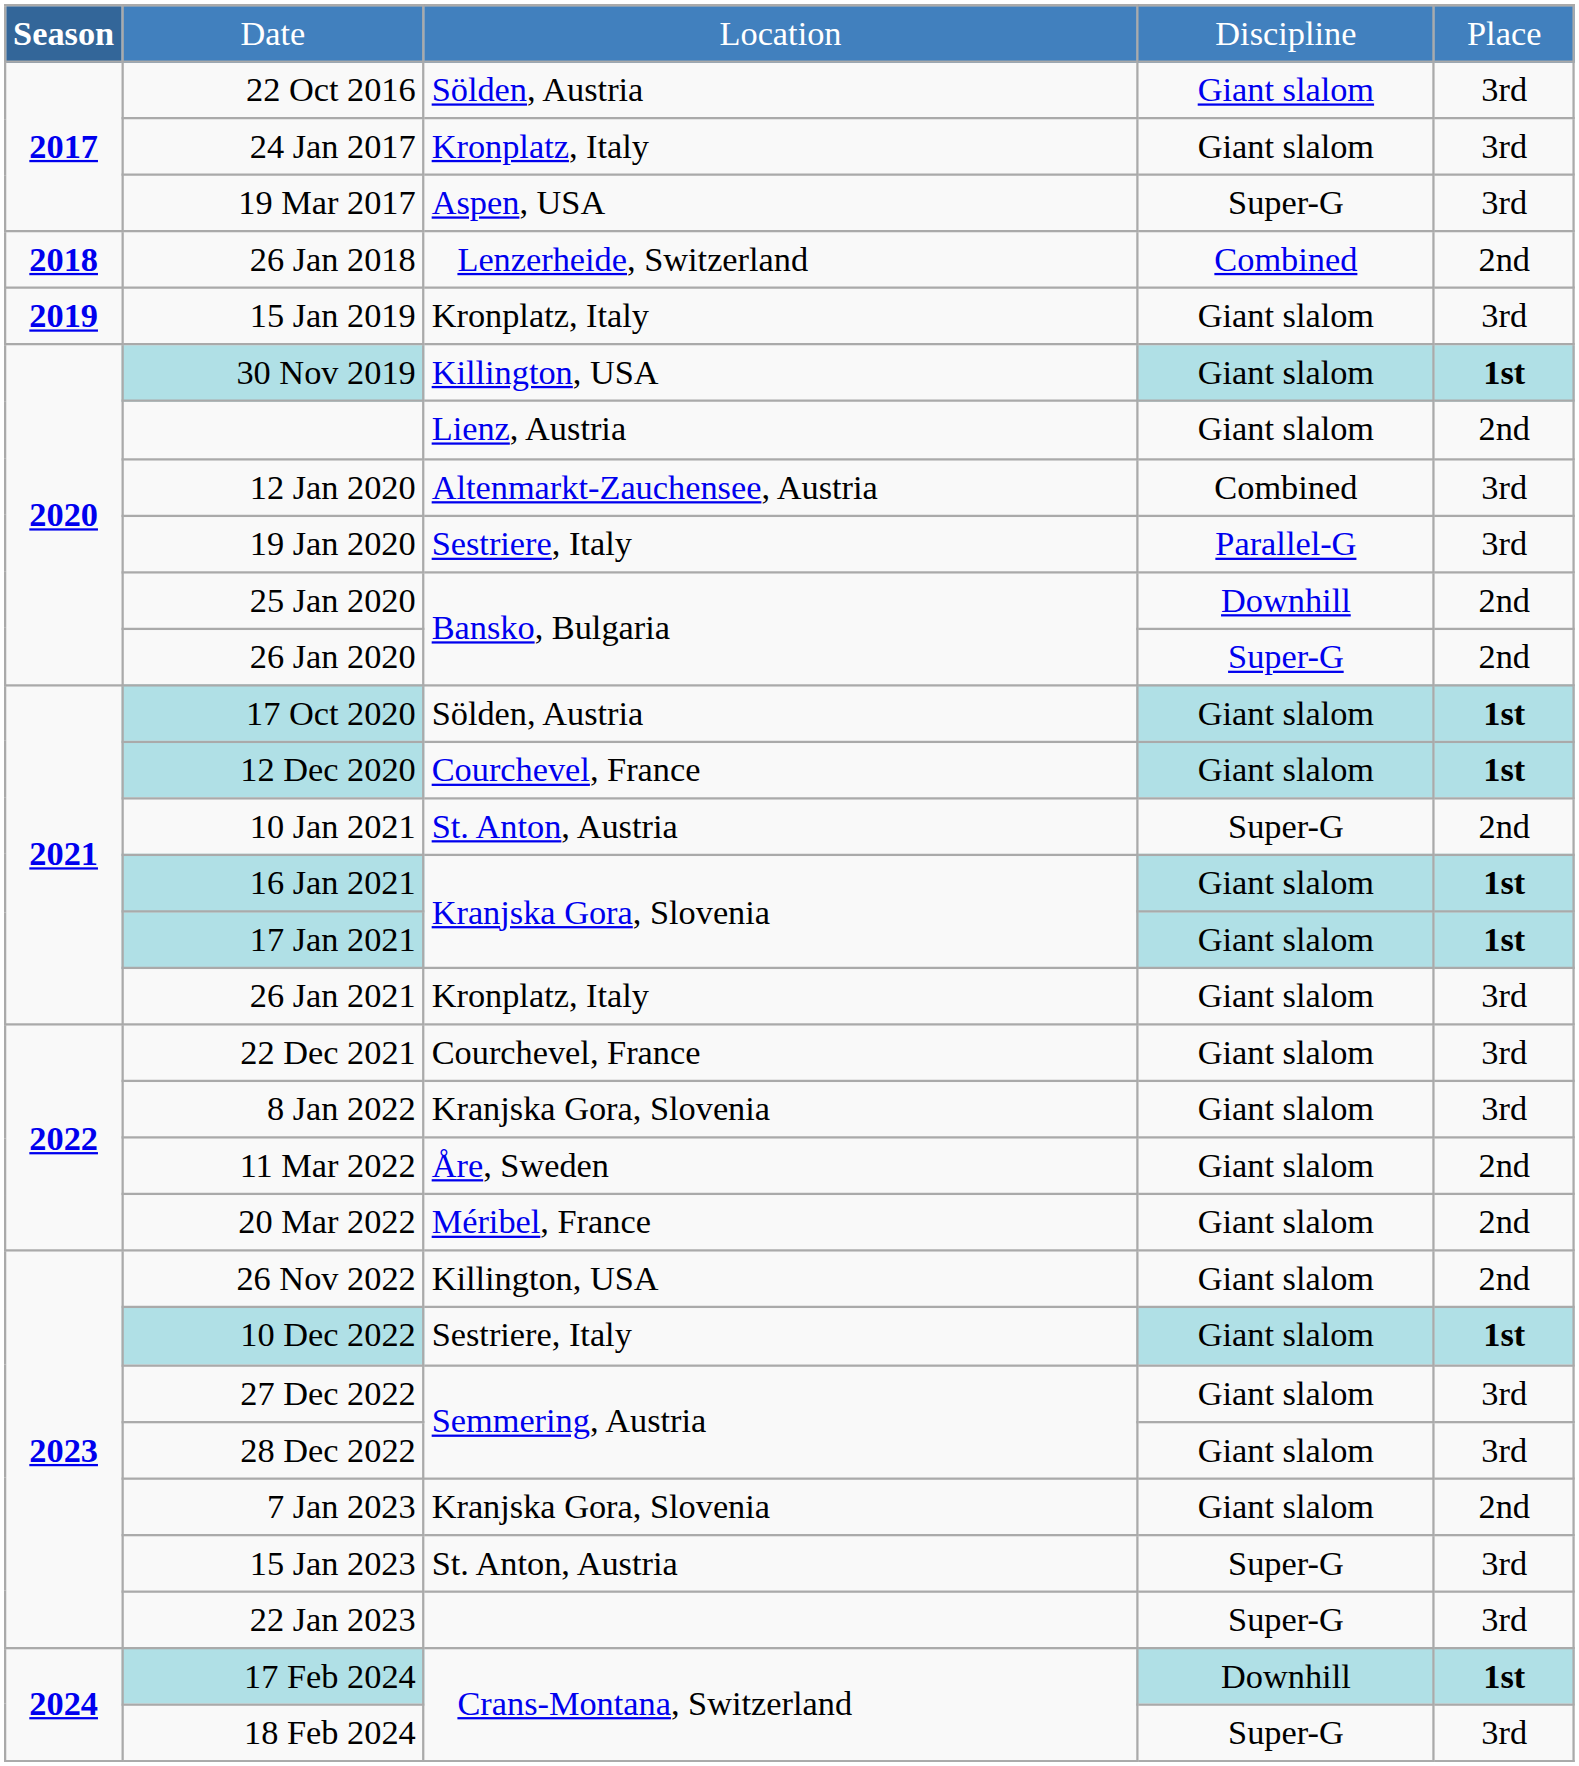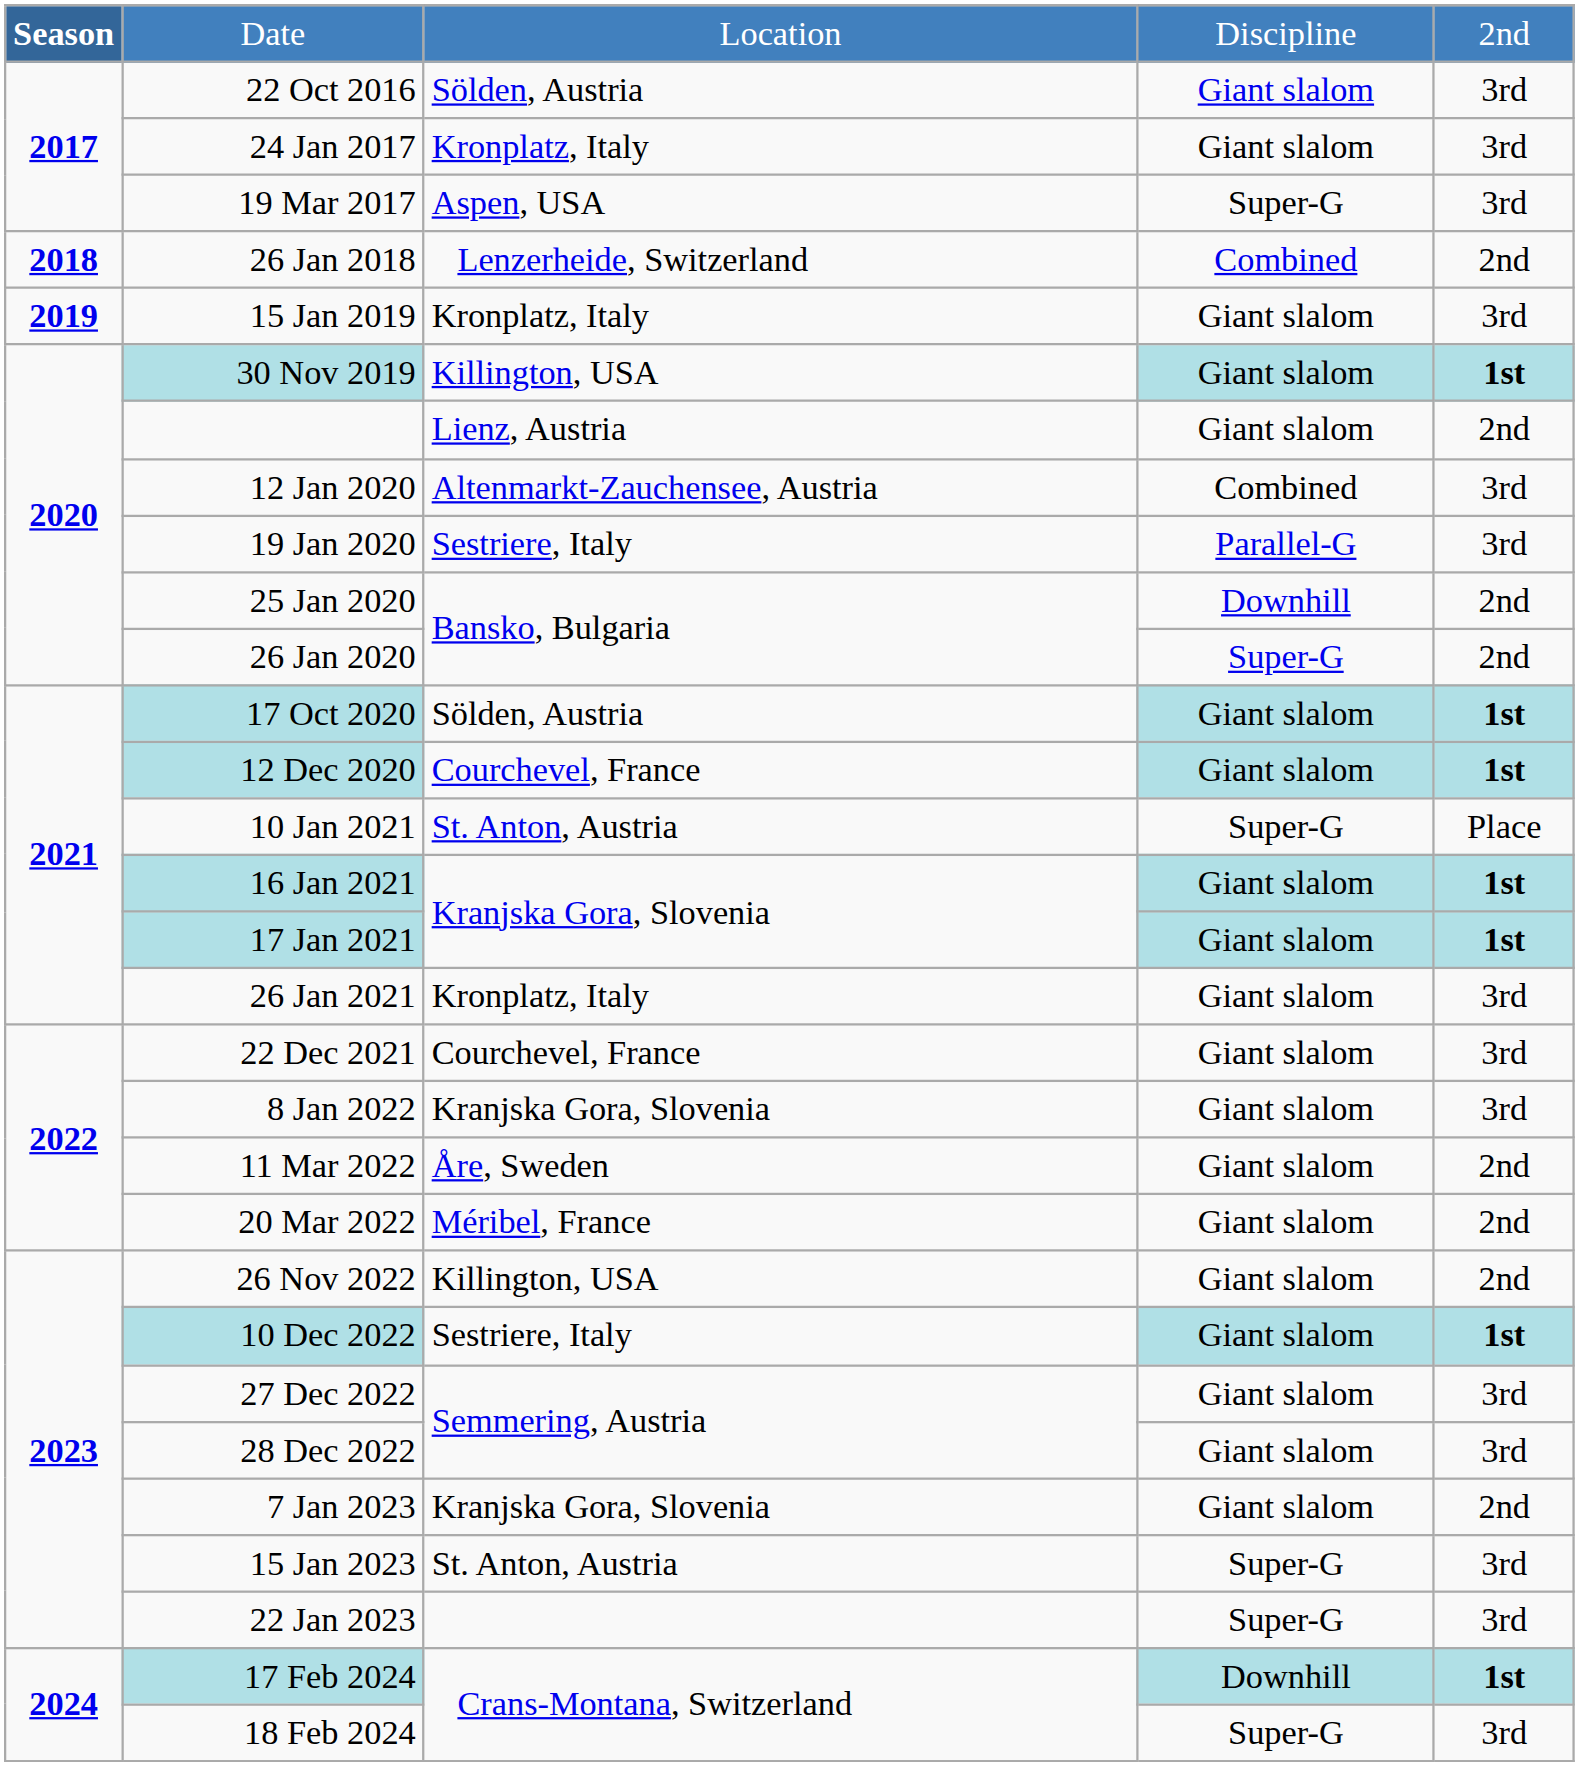(1504, 33) Place -> (1504, 33) 2nd
(1504, 825) 2nd -> (1504, 825) Place
